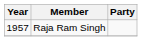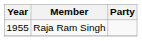(18, 28) 1957 -> (18, 28) 1955
